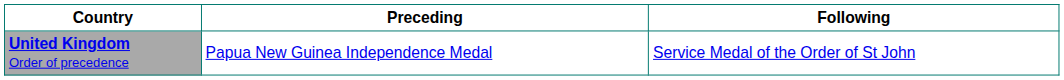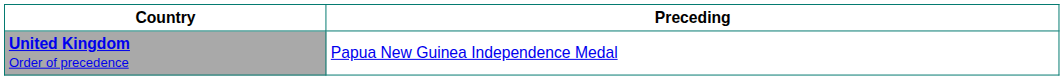- column: (854, 17)
